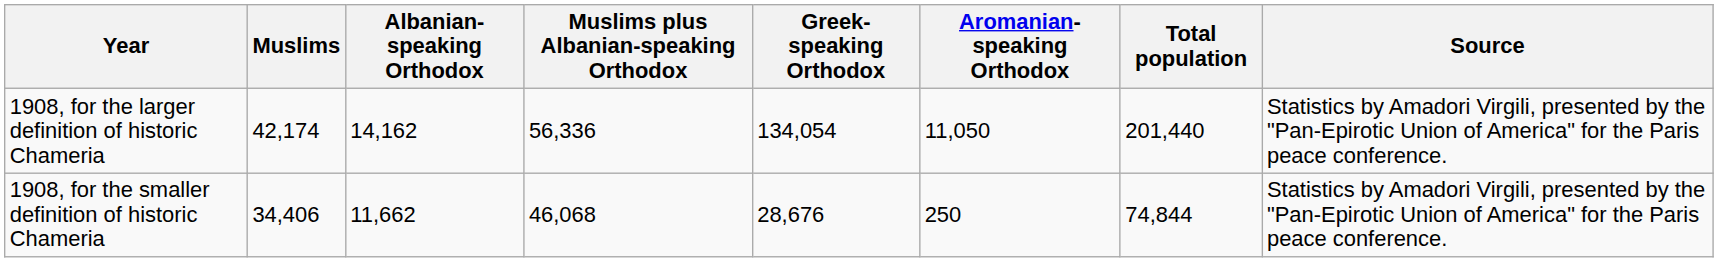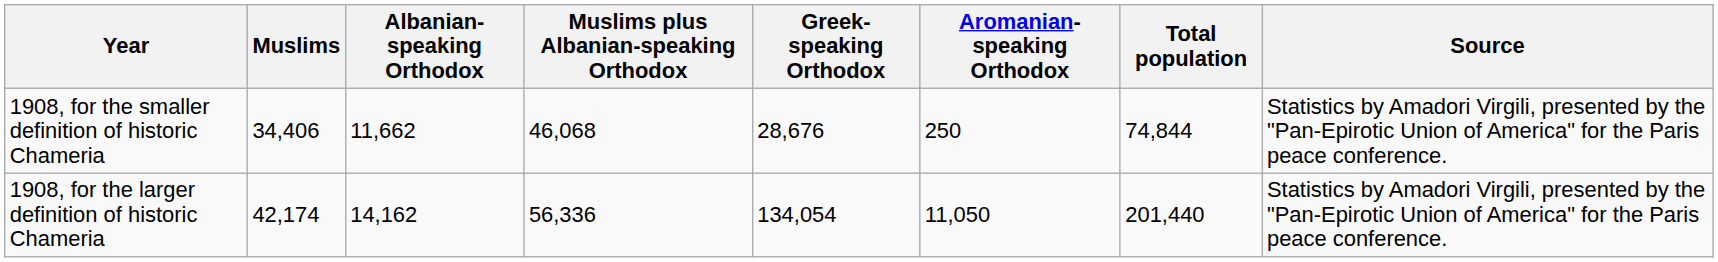rows swapped: (110, 214) <-> (104, 130)
